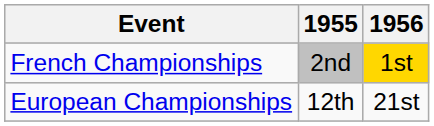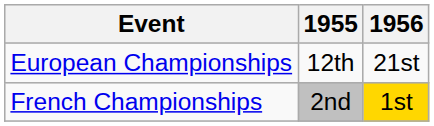rows swapped: (151, 101) <-> (136, 62)
